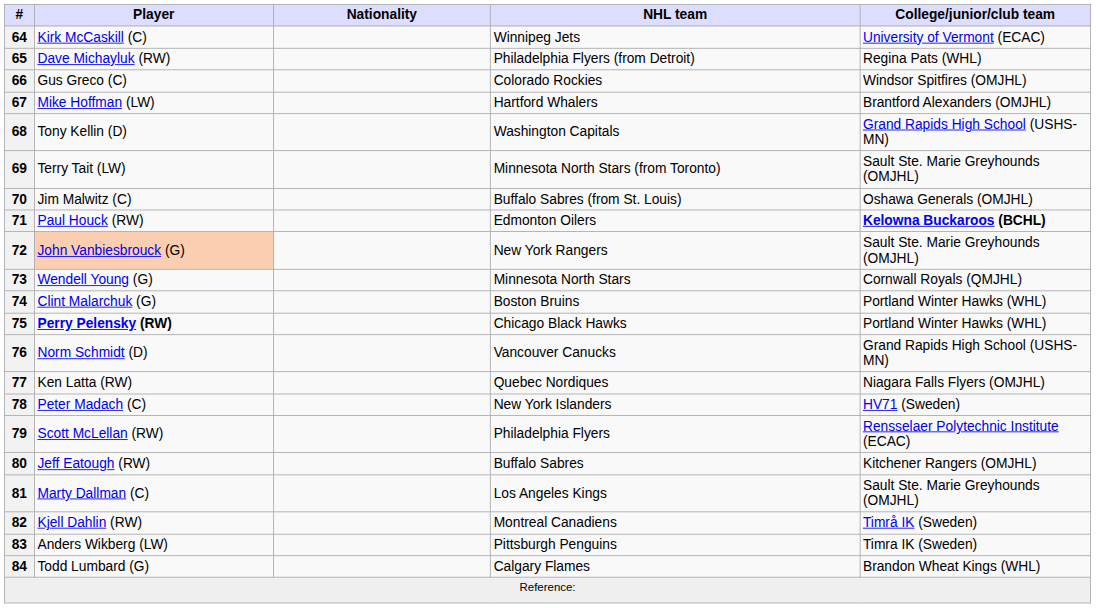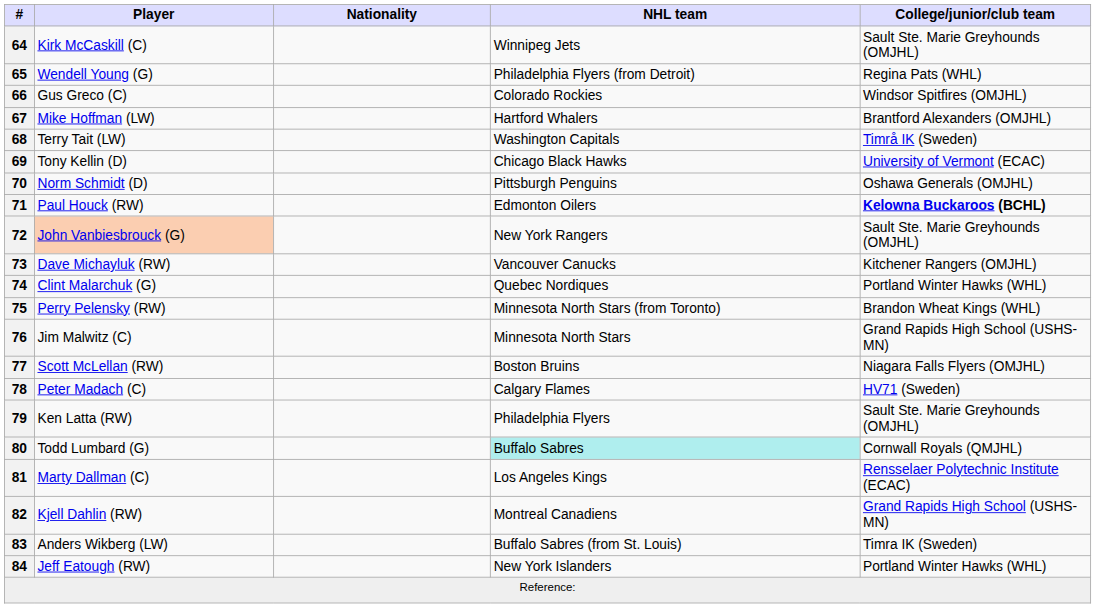(954, 37) University of Vermont (ECAC) -> (951, 44) Sault Ste. Marie Greyhounds (OMJHL)
(104, 59) Dave Michayluk (RW) -> (95, 74) Wendell Young (G)
(82, 132) Tony Kellin (D) -> (82, 140) Terry Tait (LW)
(970, 132) Grand Rapids High School (USHS-MN) -> (920, 140) Timrå IK (Sweden)
(82, 169) Terry Tait (LW) -> (82, 161) Tony Kellin (D)
(607, 169) Minnesota North Stars (from Toronto) -> (560, 161) Chicago Black Hawks
(951, 169) Sault Ste. Marie Greyhounds (OMJHL) -> (954, 161) University of Vermont (ECAC)
(84, 199) Jim Malwitz (C) -> (93, 183) Norm Schmidt (D)
(588, 199) Buffalo Sabres (from St. Louis) -> (555, 183) Pittsburgh Penguins
(95, 280) Wendell Young (G) -> (104, 264) Dave Michayluk (RW)
(562, 280) Minnesota North Stars -> (555, 264) Vancouver Canucks
(942, 280) Cornwall Royals (QMJHL) -> (950, 264) Kitchener Rangers (OMJHL)
(536, 301) Boston Bruins -> (551, 286) Quebec Nordiques
(105, 323) bold -> (102, 308) normal
(560, 323) Chicago Black Hawks -> (607, 308) Minnesota North Stars (from Toronto)
(955, 323) Portland Winter Hawks (WHL) -> (952, 308) Brandon Wheat Kings (WHL)
(93, 353) Norm Schmidt (D) -> (84, 337) Jim Malwitz (C)
(555, 353) Vancouver Canucks -> (562, 337) Minnesota North Stars
(85, 382) Ken Latta (RW) -> (100, 367) Scott McLellan (RW)
(551, 382) Quebec Nordiques -> (536, 367) Boston Bruins
(553, 404) New York Islanders -> (542, 389) Calgary Flames
(100, 434) Scott McLellan (RW) -> (85, 418) Ken Latta (RW)
(961, 434) Rensselaer Polytechnic Institute (ECAC) -> (951, 418) Sault Ste. Marie Greyhounds (OMJHL)
(94, 463) Jeff Eatough (RW) -> (93, 448) Todd Lumbard (G)
(539, 463) no background -> (539, 448) paleturquoise background
(950, 463) Kitchener Rangers (OMJHL) -> (942, 448) Cornwall Royals (QMJHL)
(951, 493) Sault Ste. Marie Greyhounds (OMJHL) -> (961, 477) Rensselaer Polytechnic Institute (ECAC)
(920, 522) Timrå IK (Sweden) -> (970, 515) Grand Rapids High School (USHS-MN)
(555, 544) Pittsburgh Penguins -> (588, 544) Buffalo Sabres (from St. Louis)
(93, 566) Todd Lumbard (G) -> (94, 566) Jeff Eatough (RW)
(542, 566) Calgary Flames -> (553, 566) New York Islanders
(952, 566) Brandon Wheat Kings (WHL) -> (955, 566) Portland Winter Hawks (WHL)
